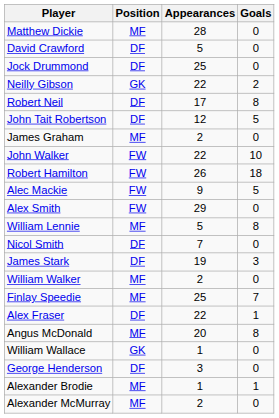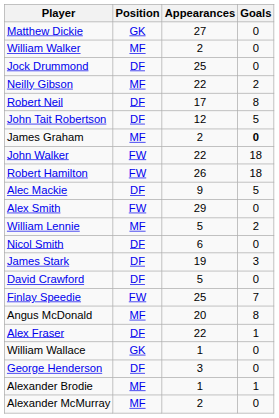(138, 31) MF -> (138, 31) GK
(200, 31) 28 -> (200, 31) 27
rows swapped: (46, 48) <-> (44, 279)
(138, 84) GK -> (138, 84) MF
(256, 137) normal -> (256, 137) bold
(256, 155) 10 -> (256, 155) 18
(138, 191) FW -> (138, 191) DF
(256, 226) 8 -> (256, 226) 2
(200, 244) 7 -> (200, 244) 6
(138, 297) MF -> (138, 297) FW
rows swapped: (36, 315) <-> (50, 333)
